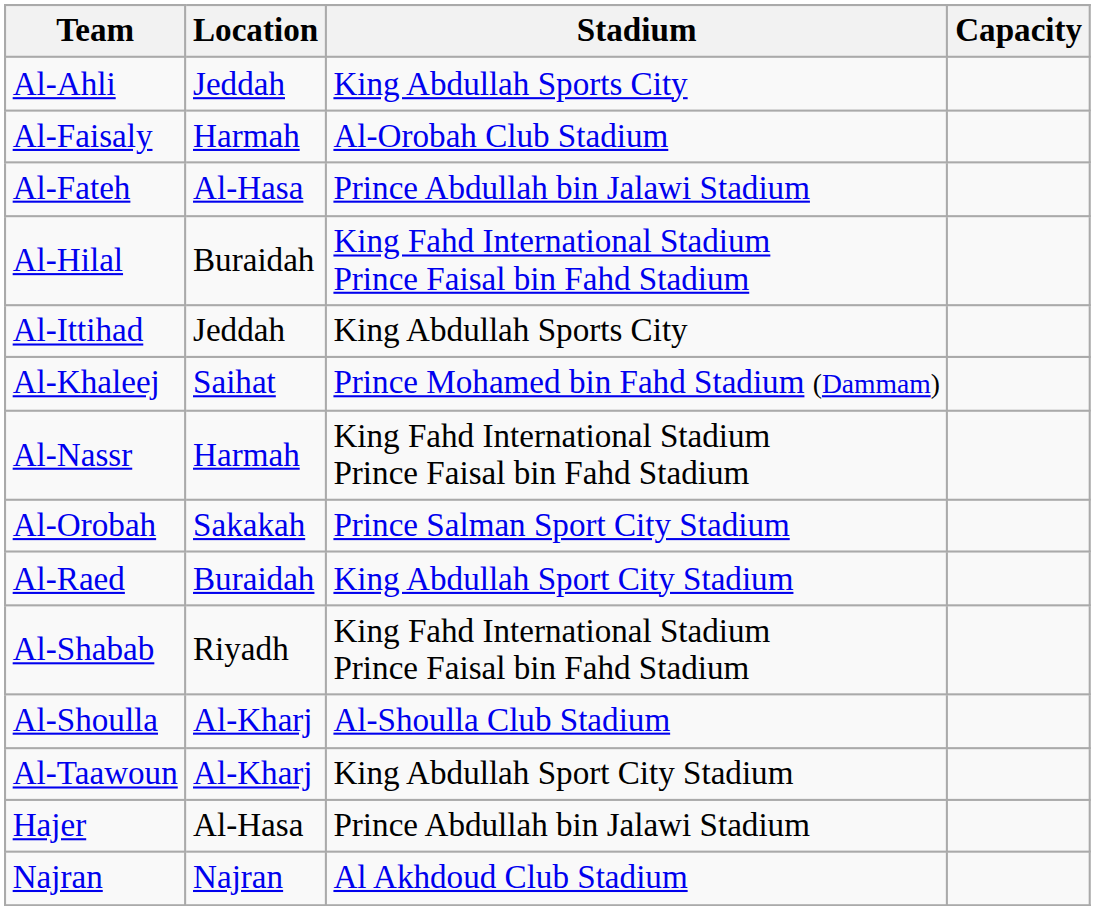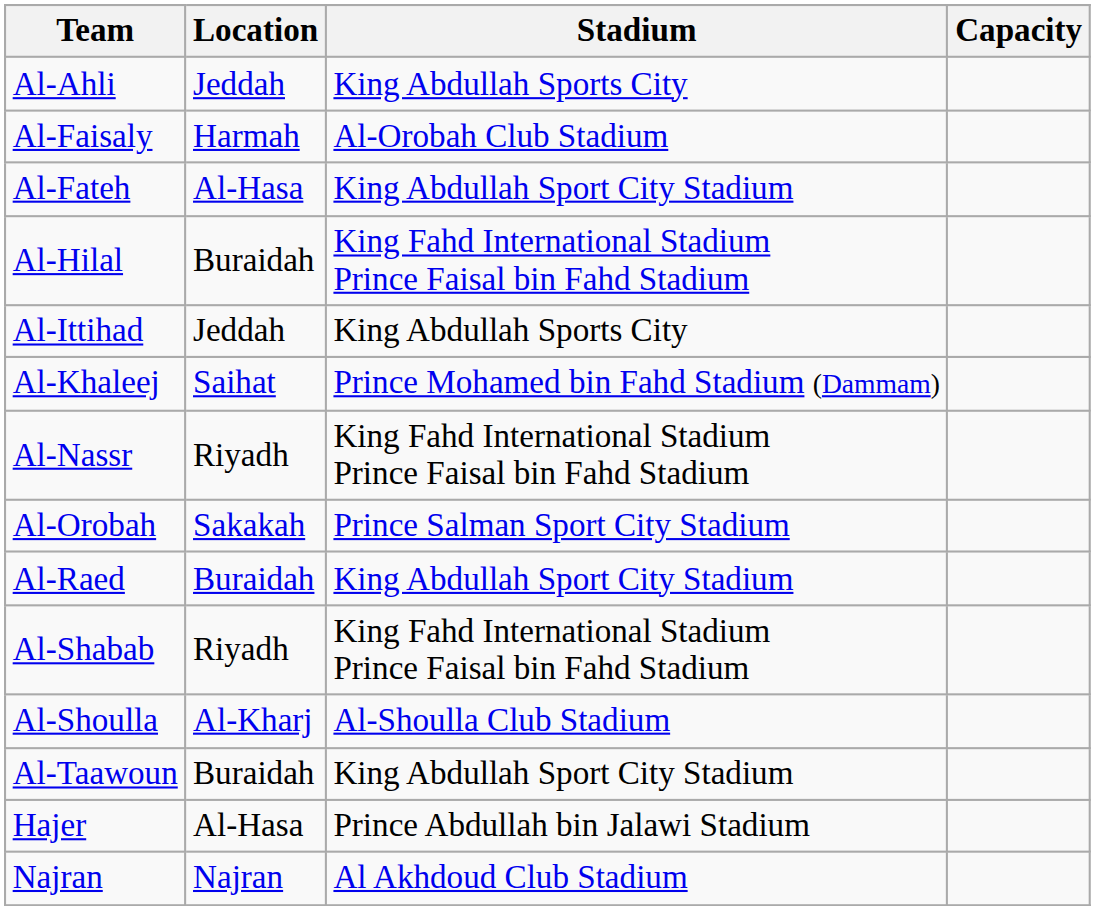(572, 188) Prince Abdullah bin Jalawi Stadium -> (563, 188) King Abdullah Sport City Stadium
(246, 454) Harmah -> (241, 454) Riyadh
(253, 772) Al-Kharj -> (254, 772) Buraidah
